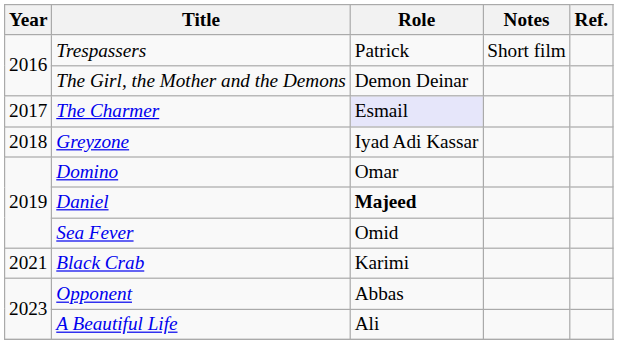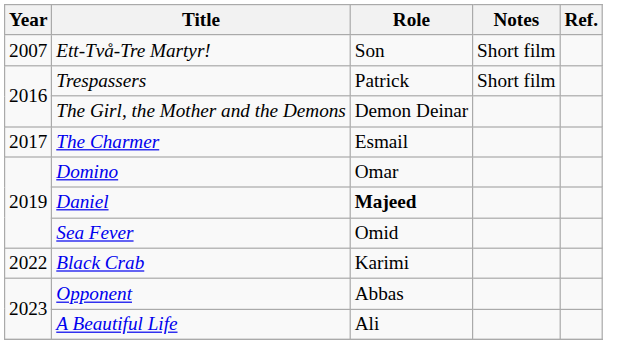+ row: (134, 50)
(381, 111) lavender background -> (381, 141) no background
- row: (93, 141)
(28, 263) 2021 -> (28, 263) 2022
